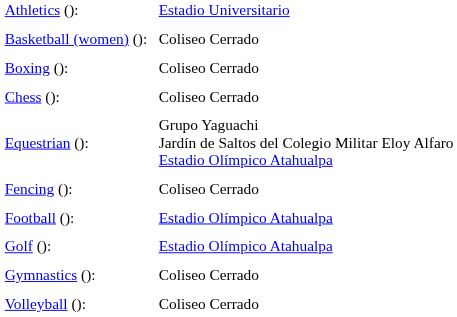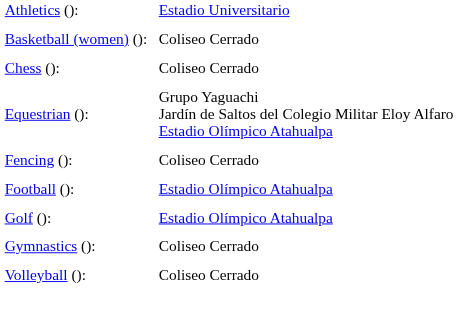- row: (37, 67)
